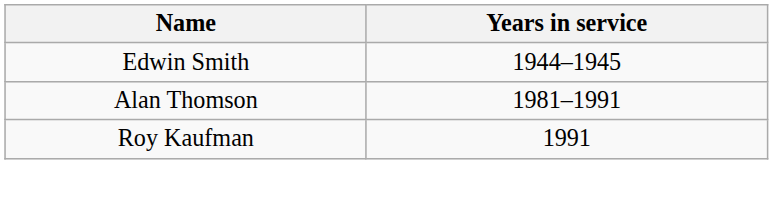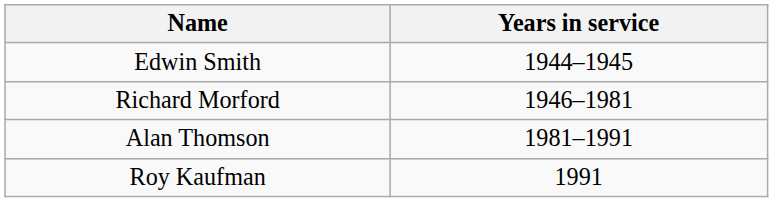+ row: (198, 100)
